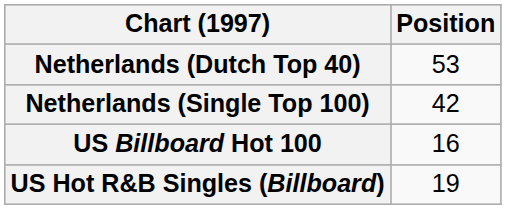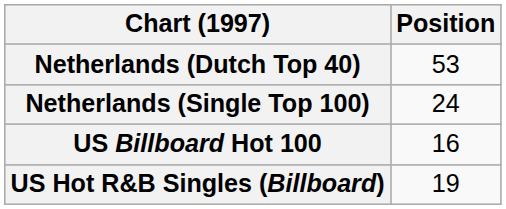(446, 104) 42 -> (446, 104) 24
